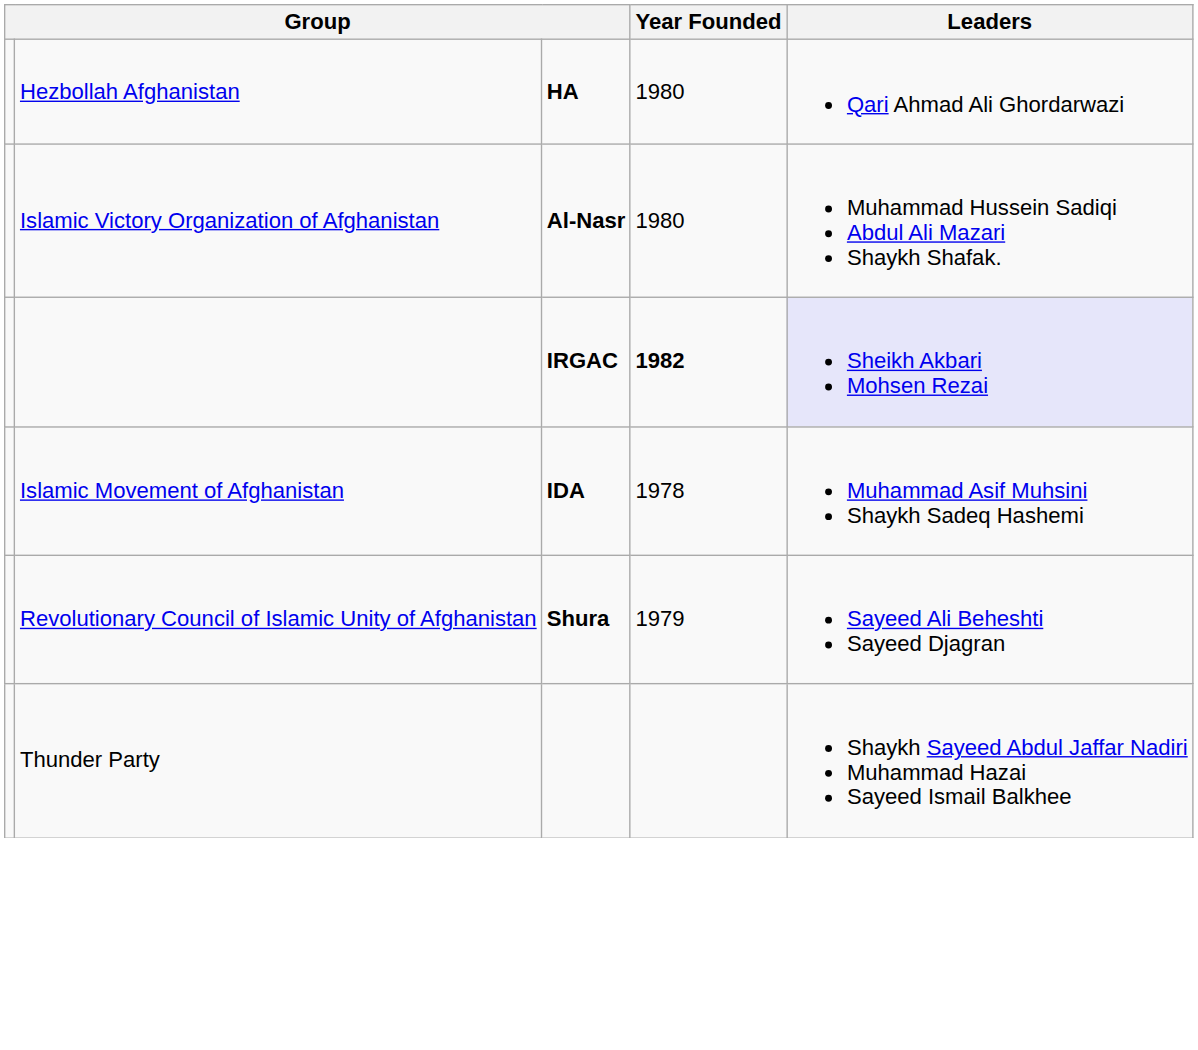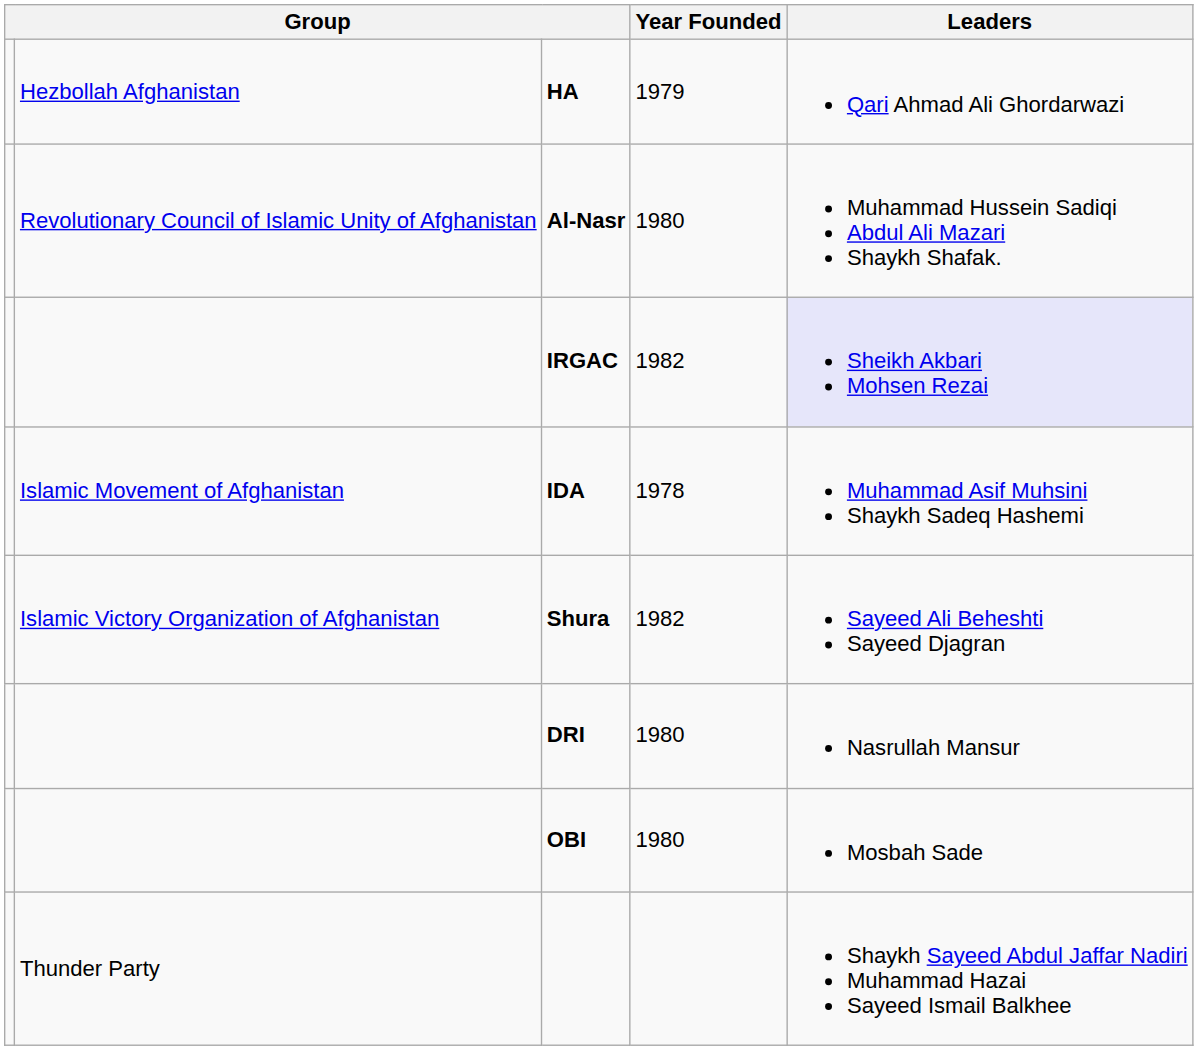(660, 91) 1980 -> (660, 91) 1979
(230, 220) Islamic Victory Organization of Afghanistan -> (278, 220) Revolutionary Council of Islamic Unity of Afghanistan
(660, 361) bold -> (660, 361) normal
(278, 619) Revolutionary Council of Islamic Unity of Afghanistan -> (230, 619) Islamic Victory Organization of Afghanistan
(660, 619) 1979 -> (660, 619) 1982
+ row: (566, 735)
+ row: (566, 839)
